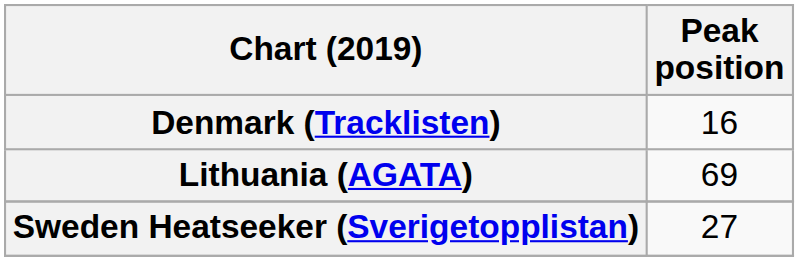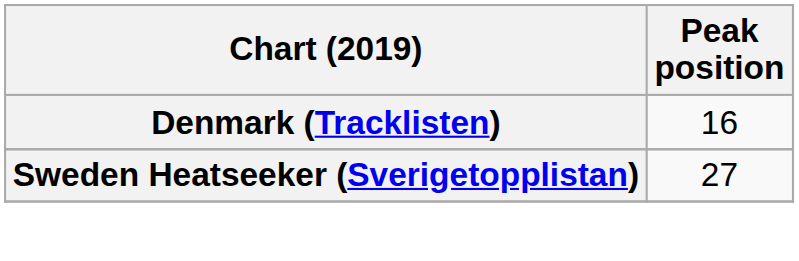- row: (326, 174)
